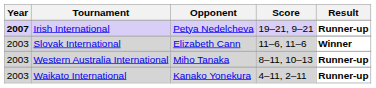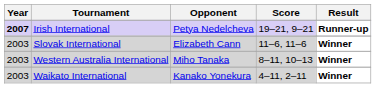(343, 60) Runner-up -> (335, 60) Winner
(343, 75) Runner-up -> (335, 75) Winner
